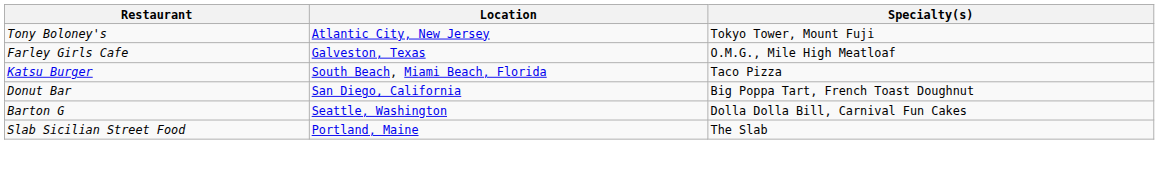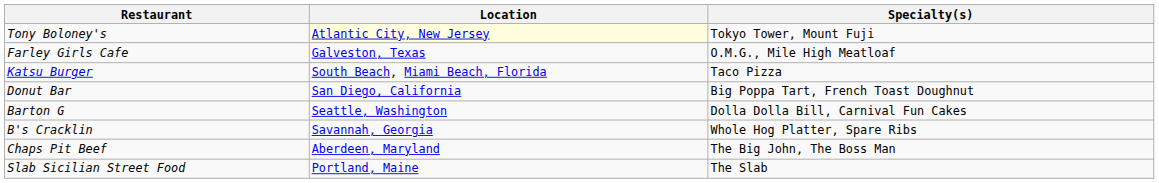(401, 33) no background -> (401, 33) lightyellow background
+ row: (50, 130)
+ row: (57, 149)
